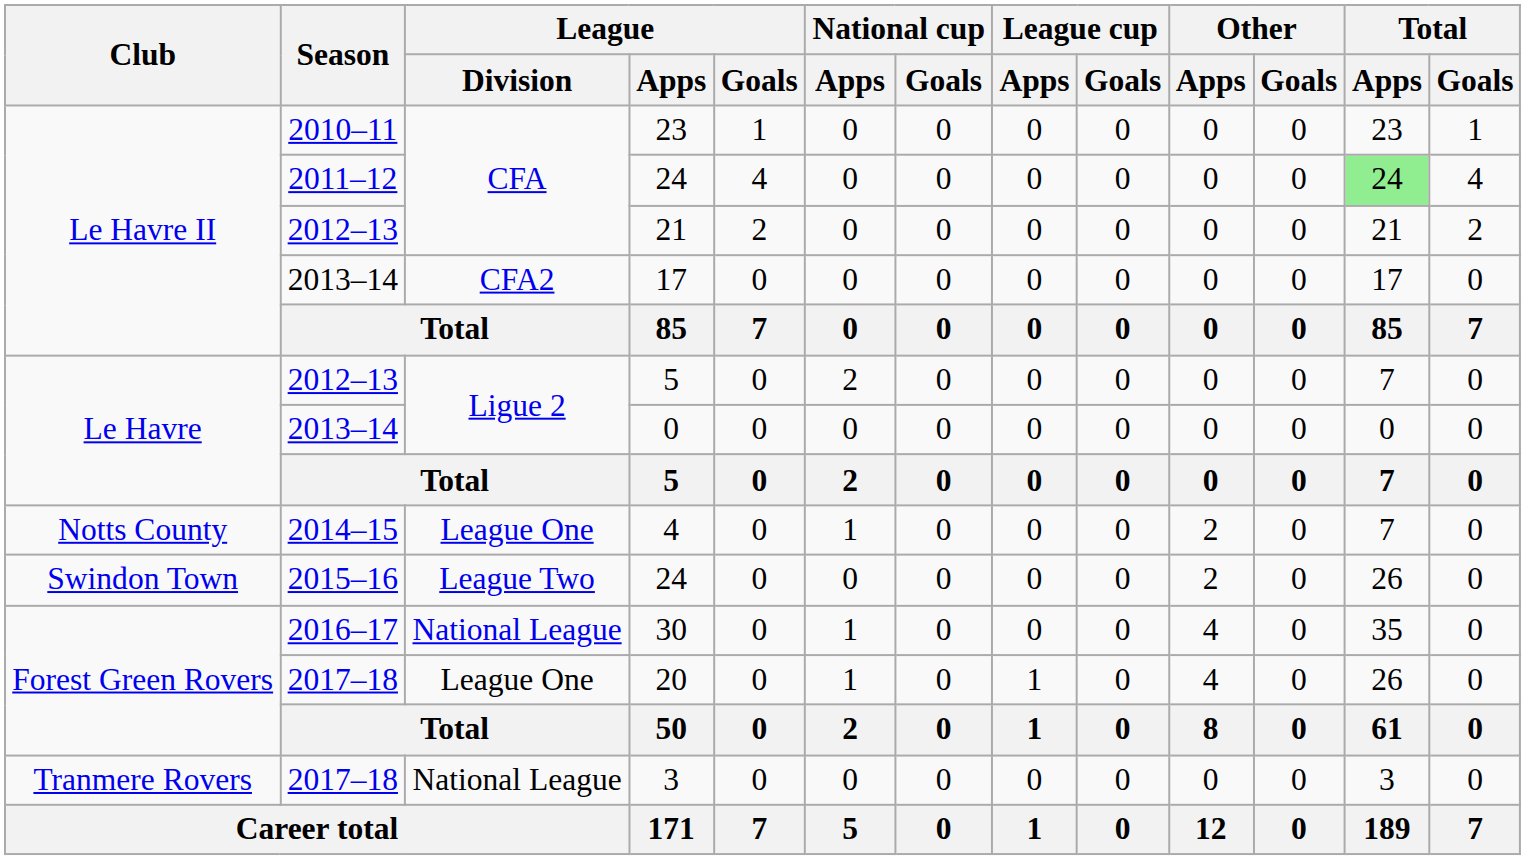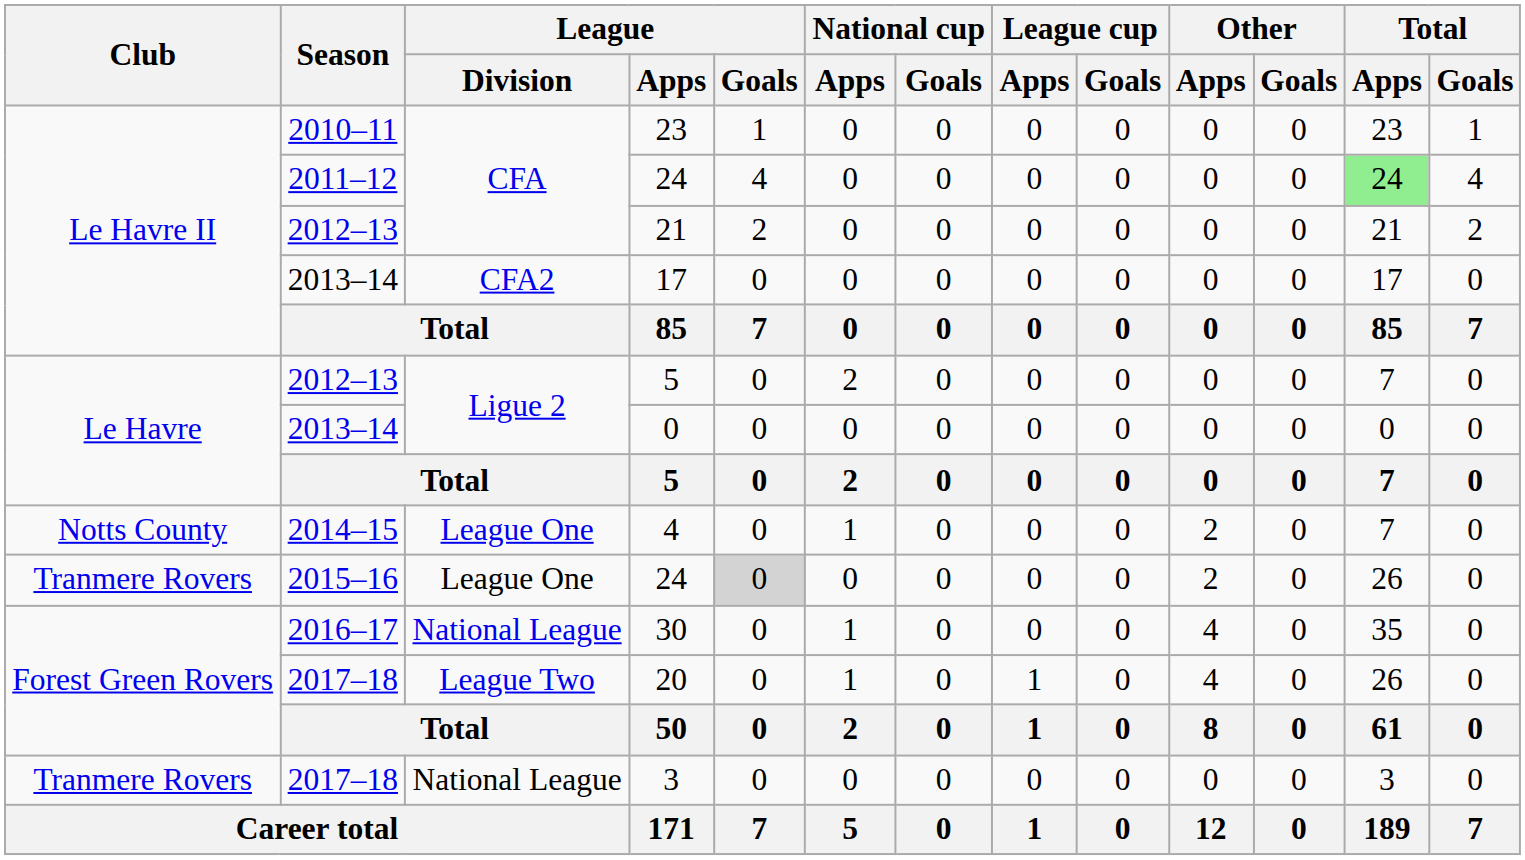(143, 579) Swindon Town -> (143, 579) Tranmere Rovers
(517, 579) League Two -> (517, 579) League One
(759, 579) no background -> (759, 579) lightgrey background
(517, 679) League One -> (517, 679) League Two
